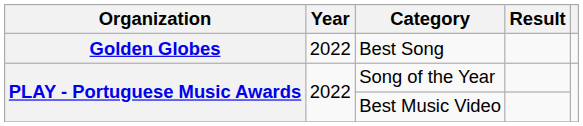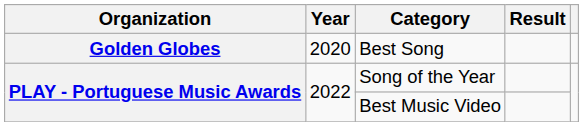(330, 48) 2022 -> (330, 48) 2020
